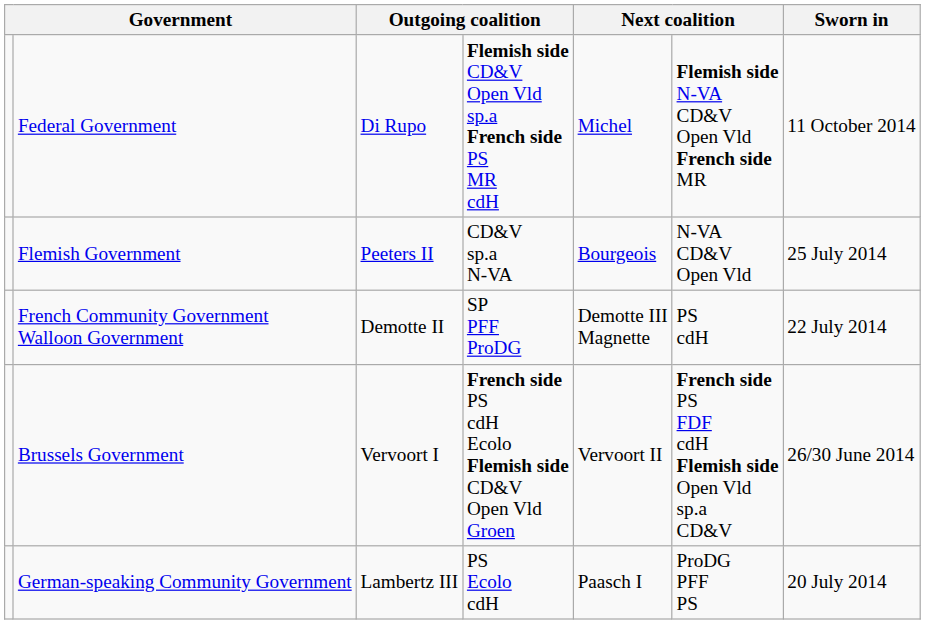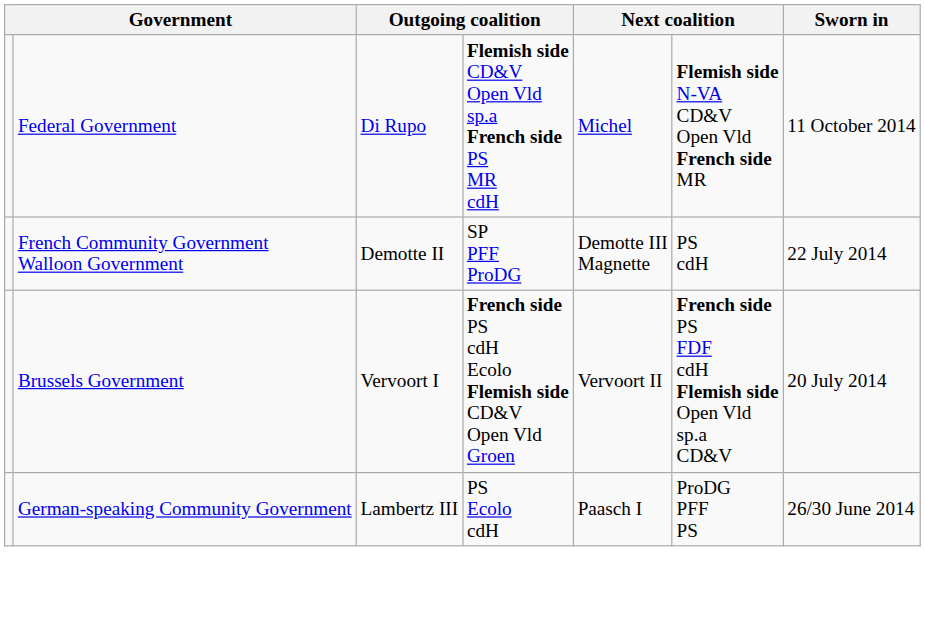- row: (99, 253)
(851, 454) 26/30 June 2014 -> (837, 381) 20 July 2014
(837, 582) 20 July 2014 -> (851, 508) 26/30 June 2014
